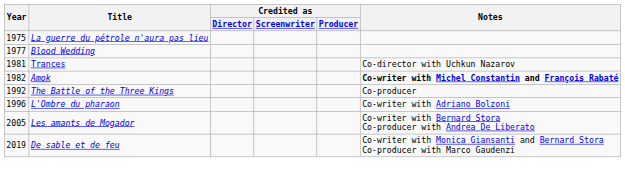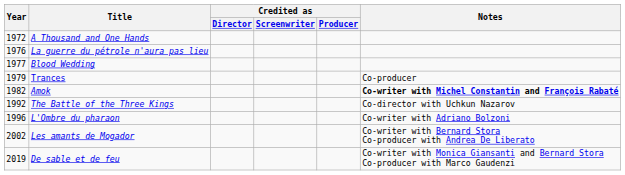+ row: (90, 38)
(16, 38) 1975 -> (16, 51) 1976
(16, 64) 1981 -> (16, 78) 1979
(439, 64) Co-director with Uchkun Nazarov -> (389, 78) Co-producer
(389, 91) Co-producer -> (439, 104) Co-director with Uchkun Nazarov
(16, 122) 2005 -> (16, 136) 2002
